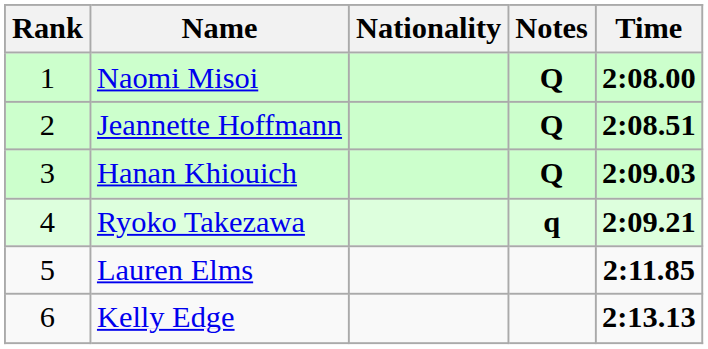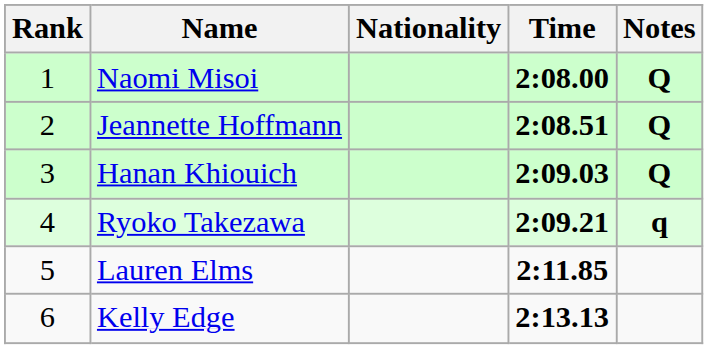columns swapped: (649, 28) <-> (552, 28)
